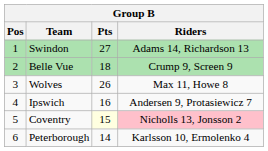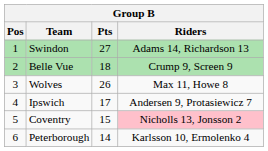(105, 102) 16 -> (105, 102) 17
(105, 119) lightyellow background -> (105, 119) no background
